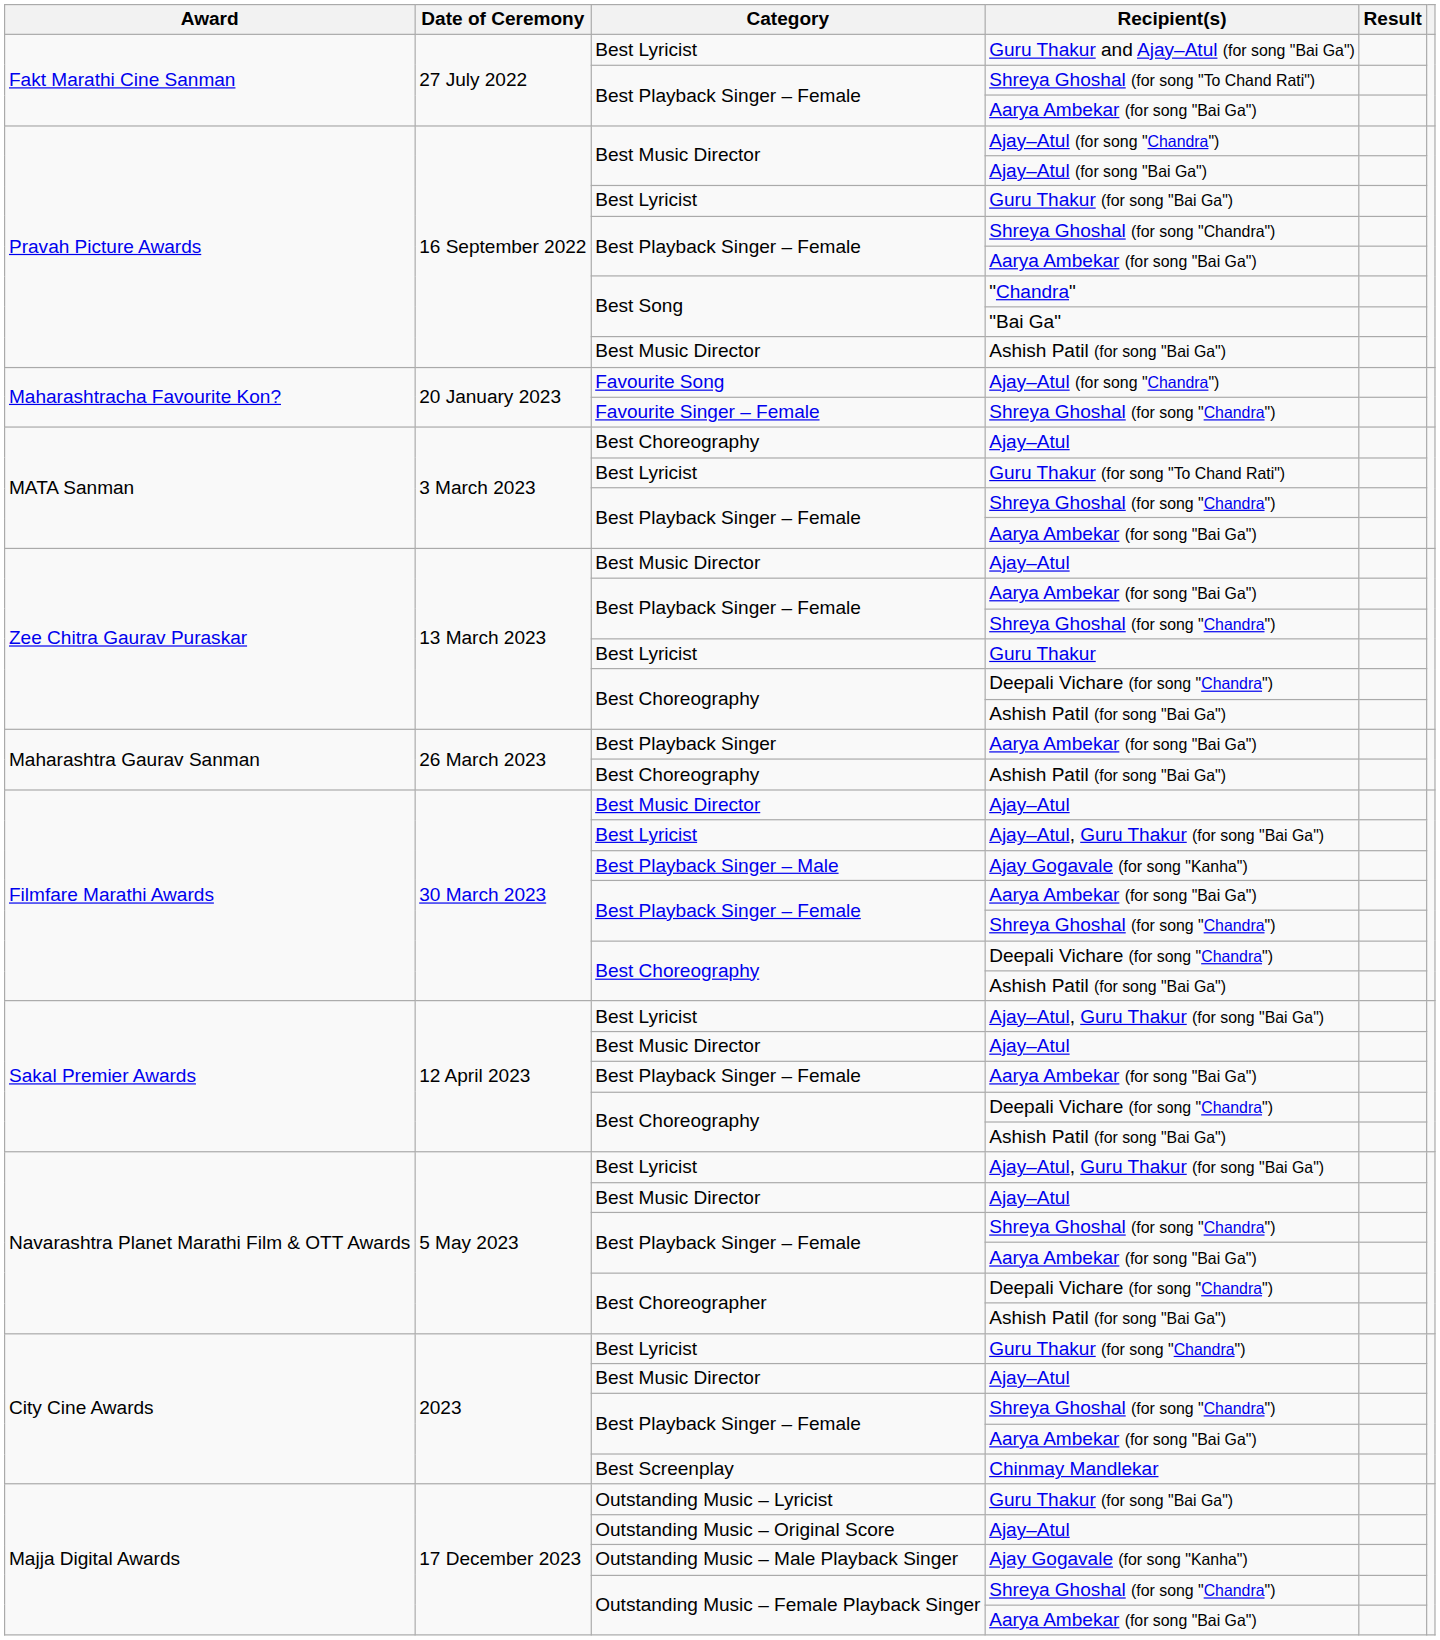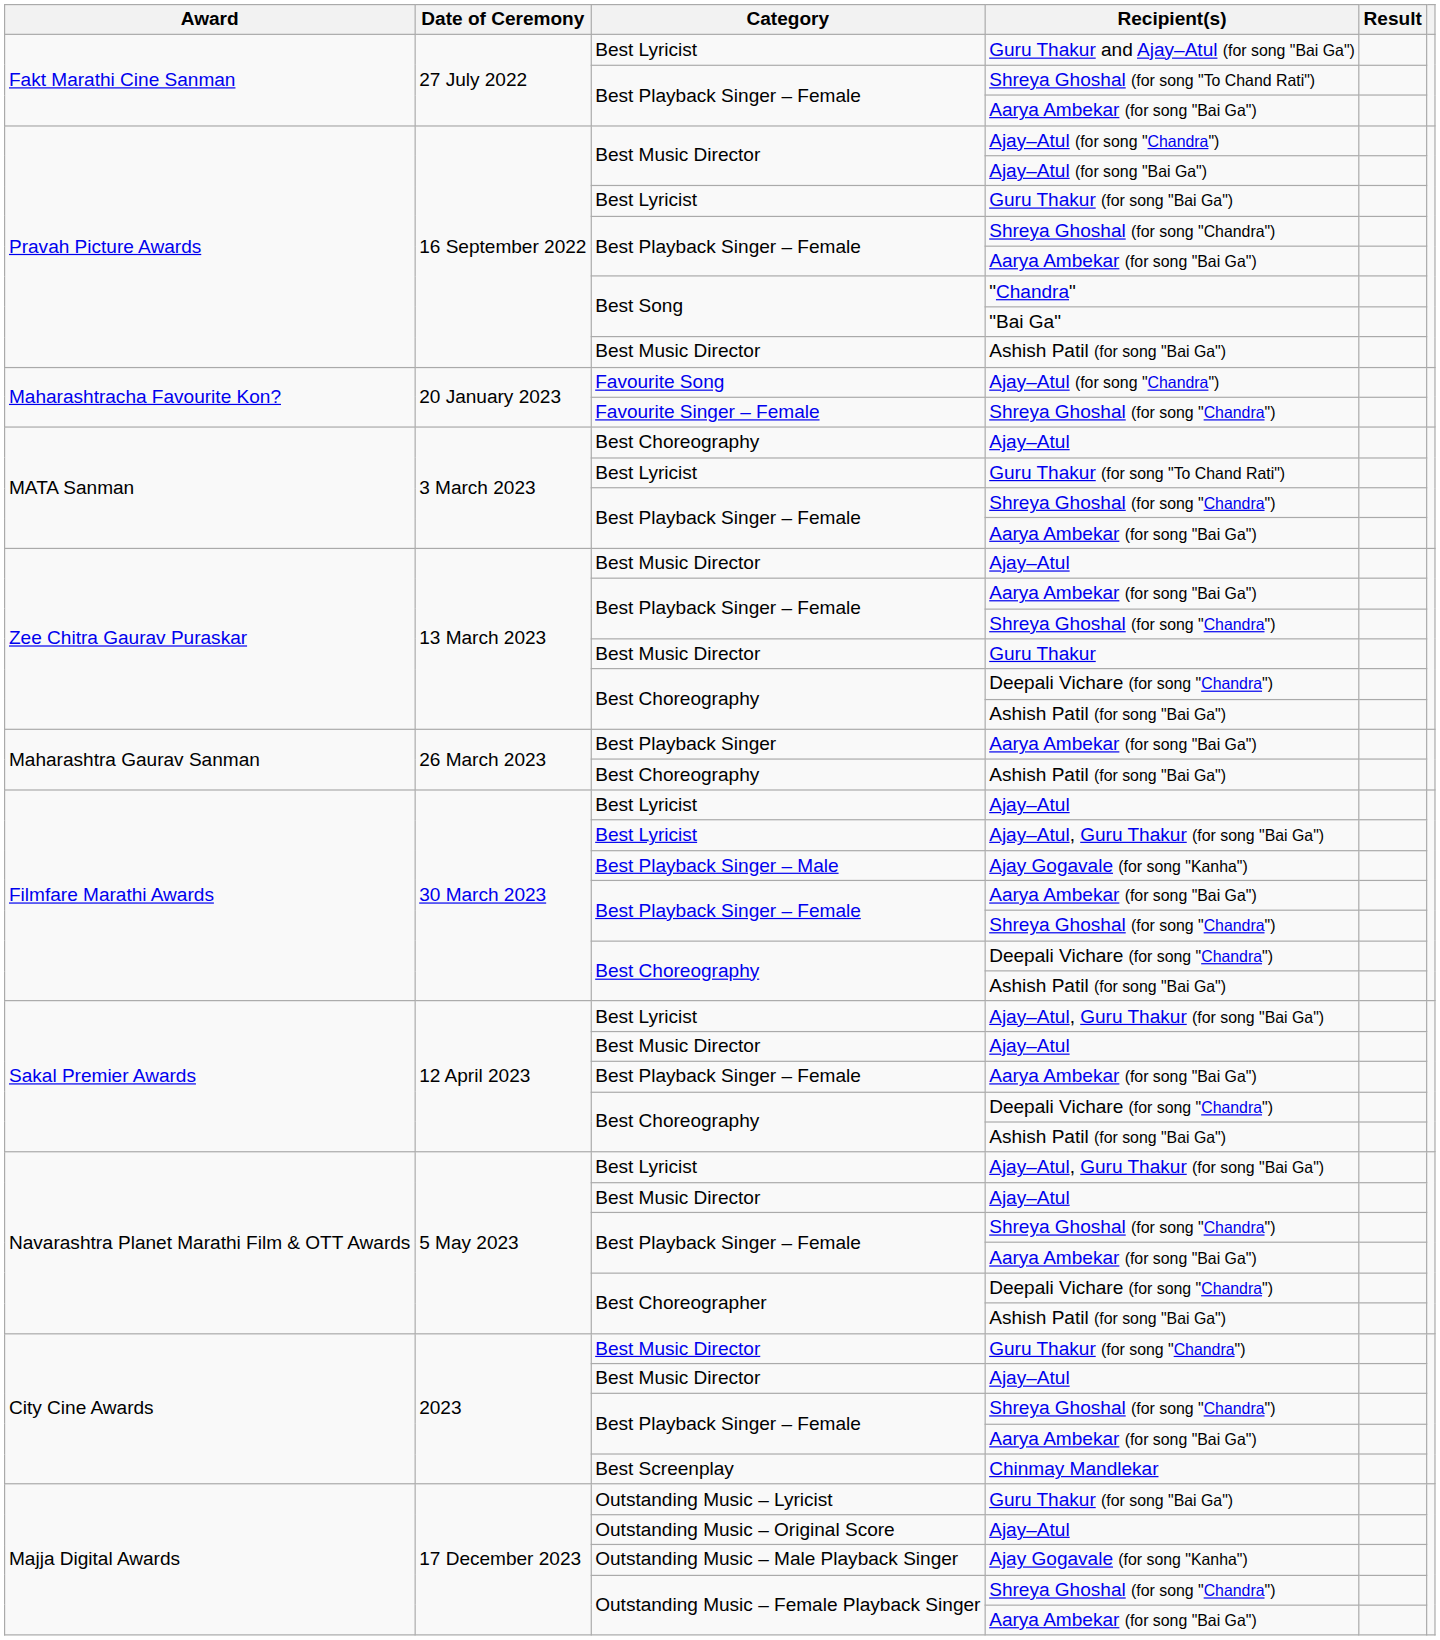(646, 653) Best Lyricist -> (678, 653) Best Music Director
(678, 804) Best Music Director -> (646, 804) Best Lyricist
(646, 1348) Best Lyricist -> (678, 1348) Best Music Director
